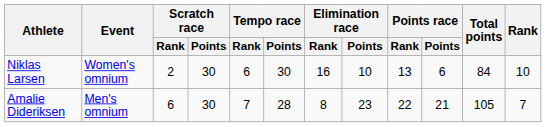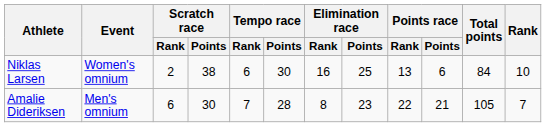(209, 72) 30 -> (209, 72) 38
(365, 72) 10 -> (365, 72) 25
